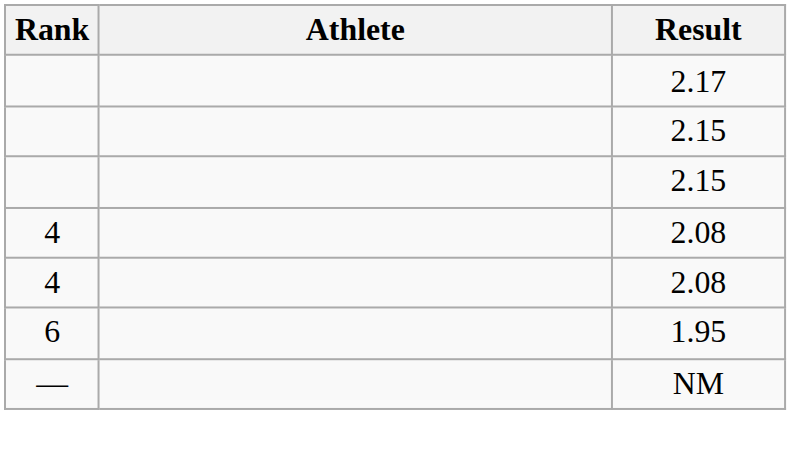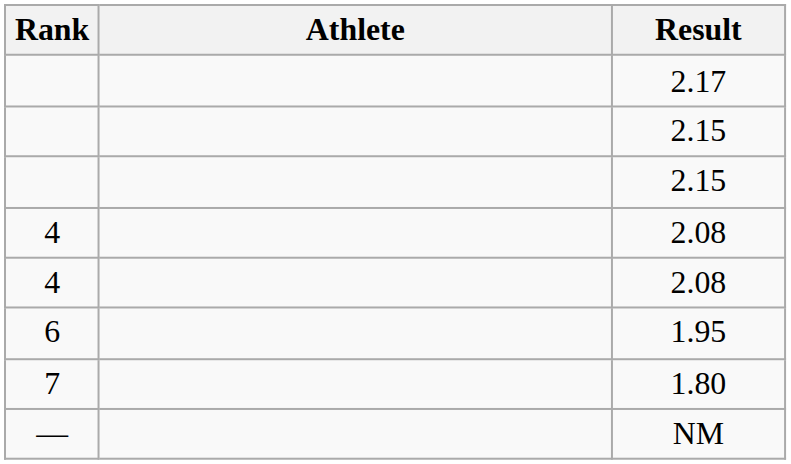+ row: (52, 383)
